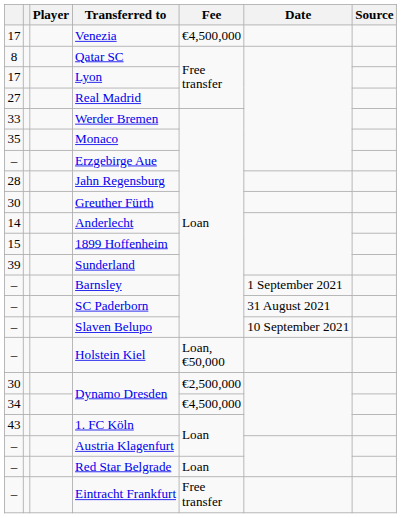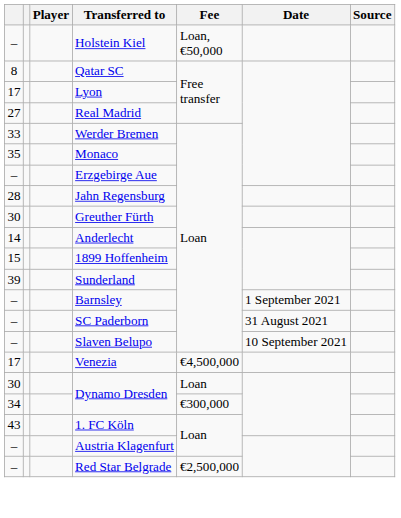rows swapped: (14, 355) <-> (14, 35)
(212, 383) €2,500,000 -> (193, 383) Loan
(212, 404) €4,500,000 -> (205, 404) €300,000
(196, 466) Loan -> (209, 466) €2,500,000
- row: (14, 494)
